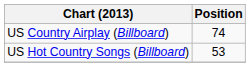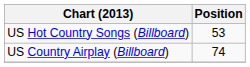rows swapped: (88, 33) <-> (98, 52)
